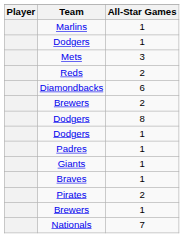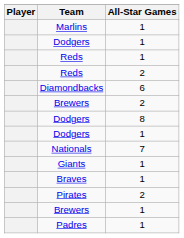+ row: (72, 57)
- row: (72, 57)
rows swapped: (72, 225) <-> (72, 149)
